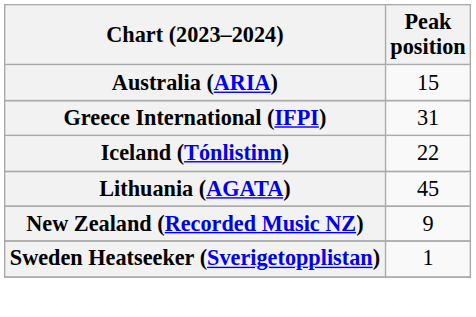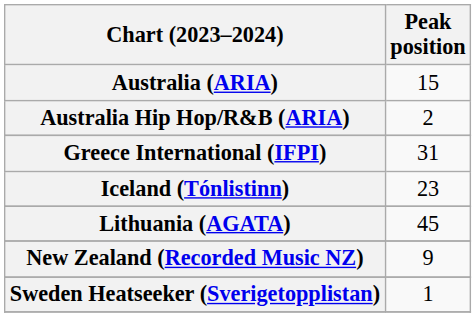+ row: (195, 117)
(428, 152) 22 -> (428, 188) 23
